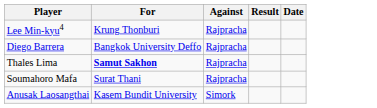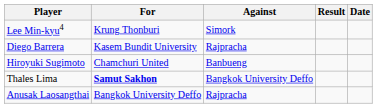(226, 29) Rajpracha -> (221, 29) Simork
(148, 47) Bangkok University Deffo -> (145, 47) Kasem Bundit University
+ row: (46, 63)
(226, 63) Rajpracha -> (259, 79) Bangkok University Deffo
- row: (42, 79)
(145, 95) Kasem Bundit University -> (148, 95) Bangkok University Deffo
(221, 95) Simork -> (226, 95) Rajpracha
